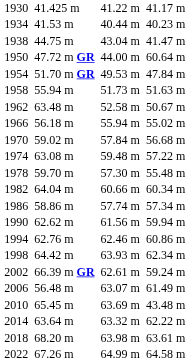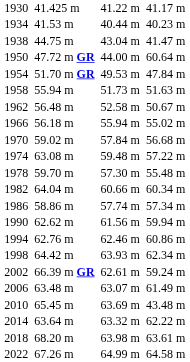(54, 107) 63.48 m -> (54, 107) 56.48 m
(54, 288) 56.48 m -> (54, 288) 63.48 m
